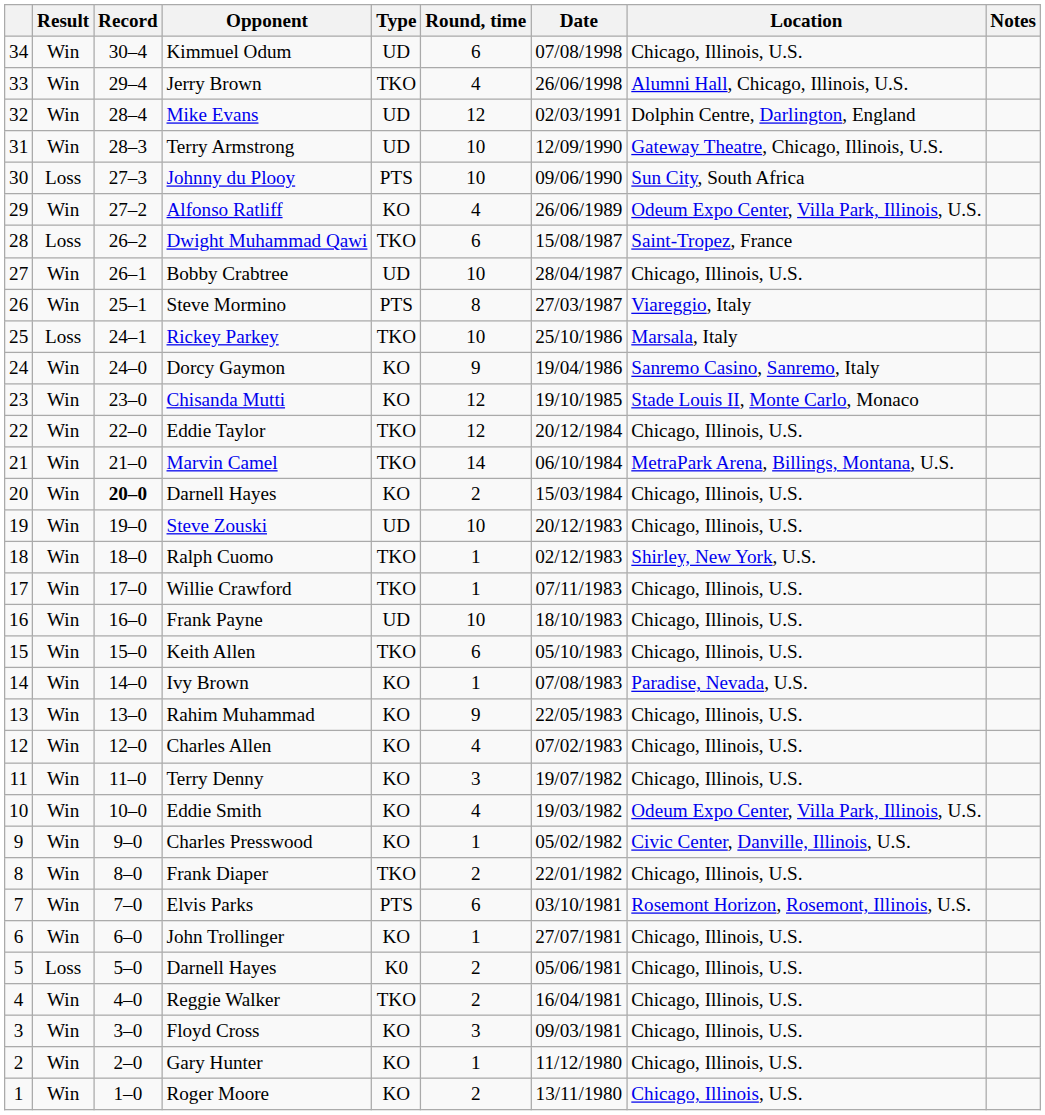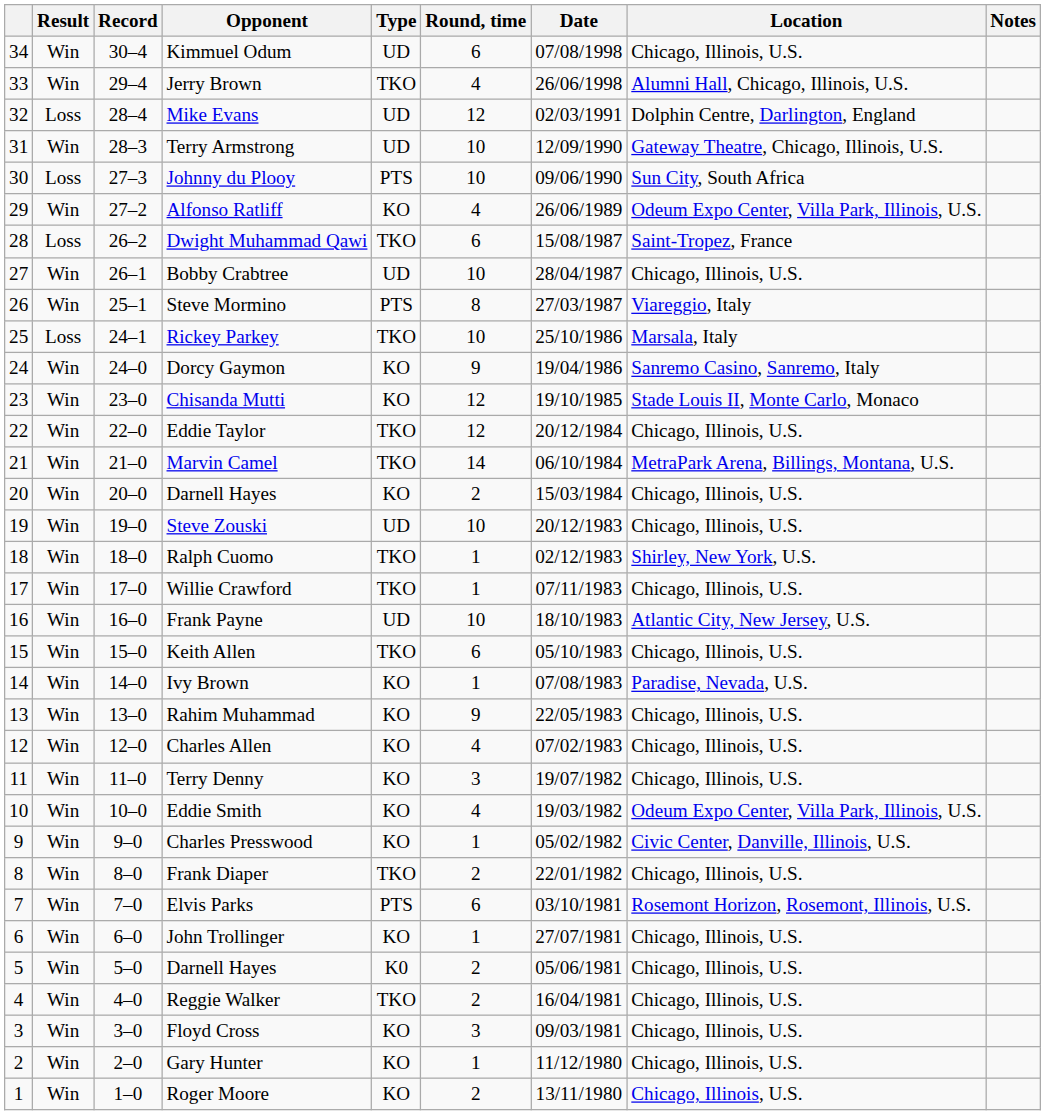(63, 115) Win -> (63, 115) Loss
(128, 494) bold -> (128, 494) normal
(717, 620) Chicago, Illinois, U.S. -> (751, 620) Atlantic City, New Jersey, U.S.
(63, 967) Loss -> (63, 967) Win
